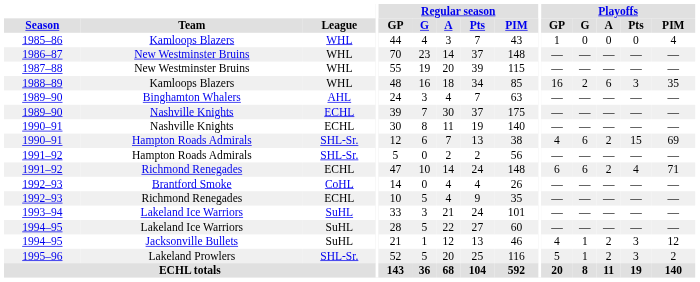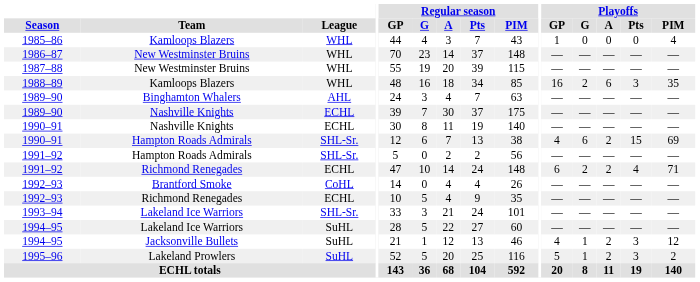(585, 169) 6 -> (585, 169) 2
(339, 212) SuHL -> (339, 212) SHL-Sr.
(339, 256) SHL-Sr. -> (339, 256) SuHL
